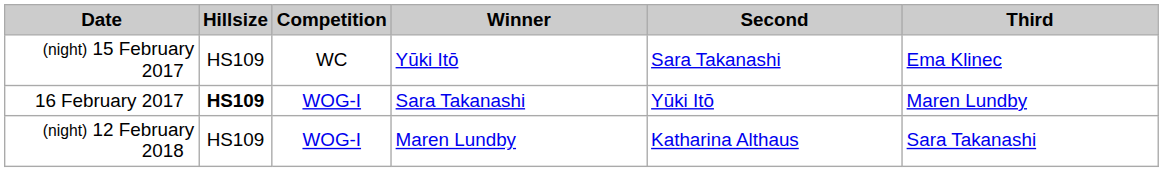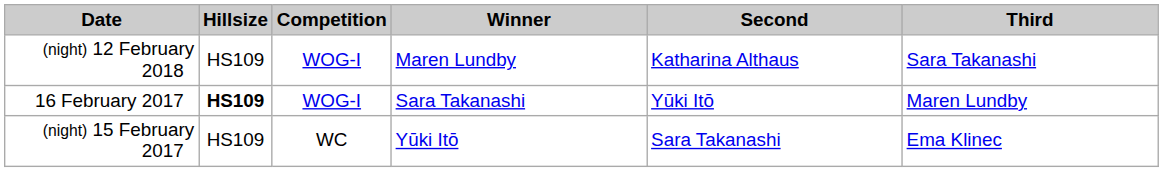rows swapped: (118, 60) <-> (118, 140)
